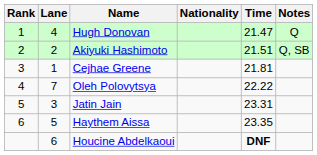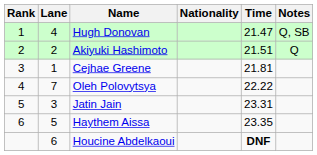(294, 31) Q -> (294, 31) Q, SB
(294, 50) Q, SB -> (294, 50) Q
